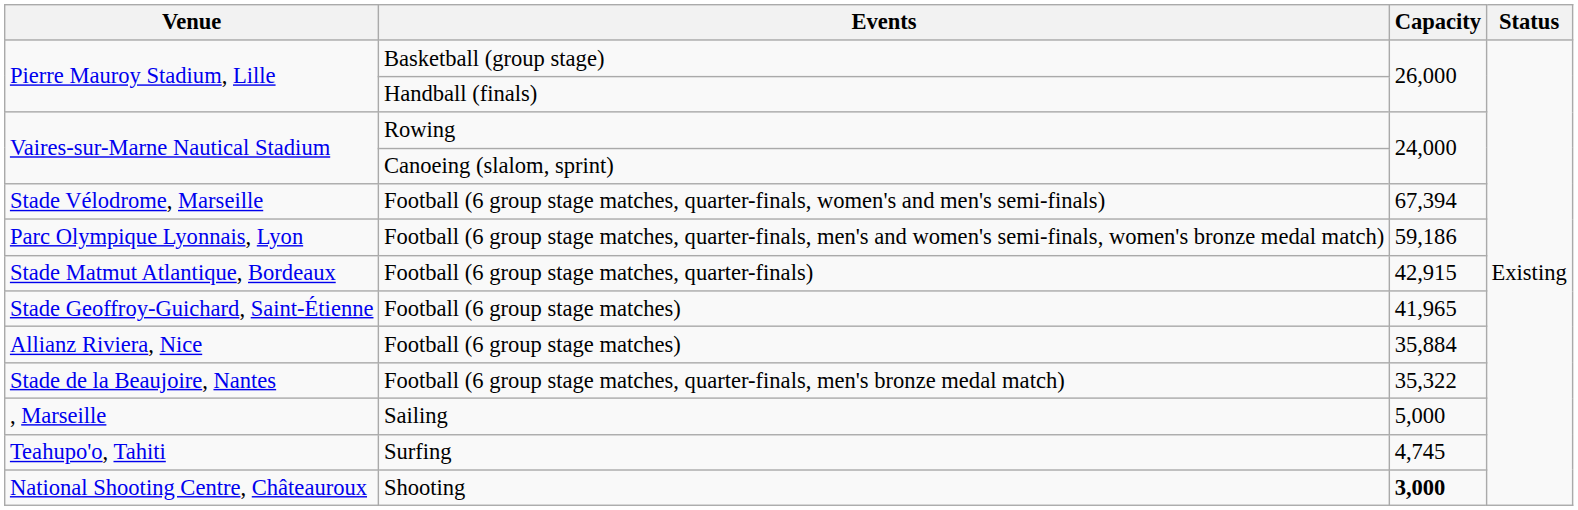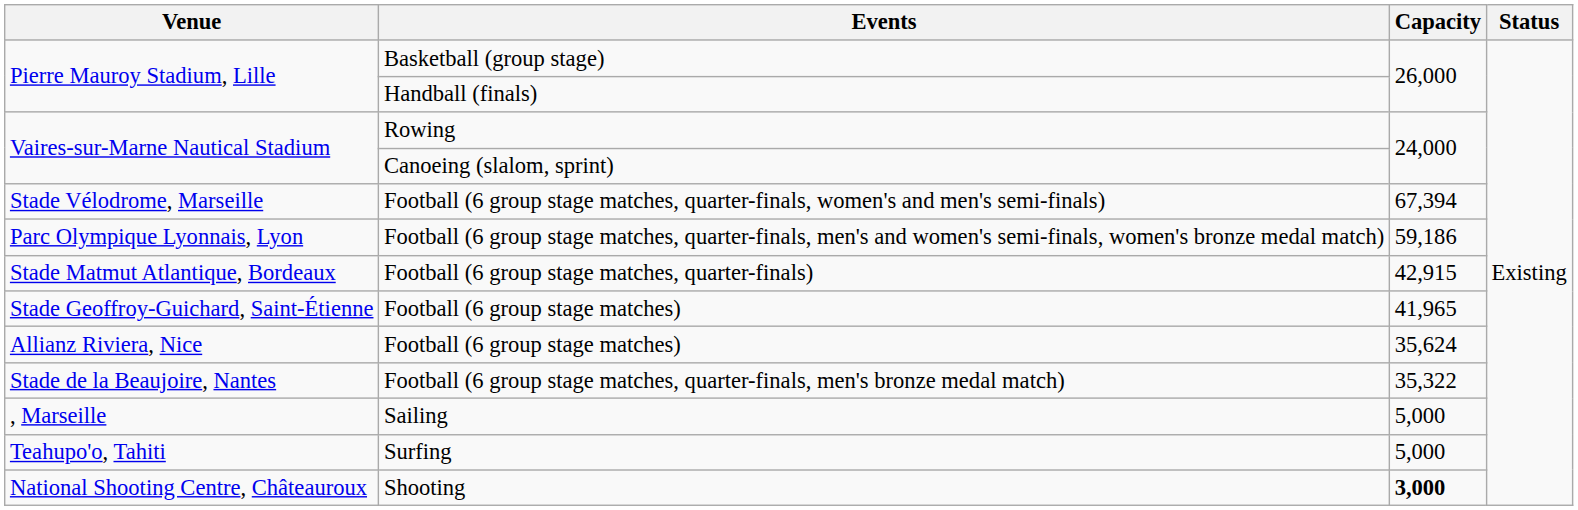(1426, 344) 35,884 -> (1426, 344) 35,624
(1420, 451) 4,745 -> (1420, 451) 5,000
